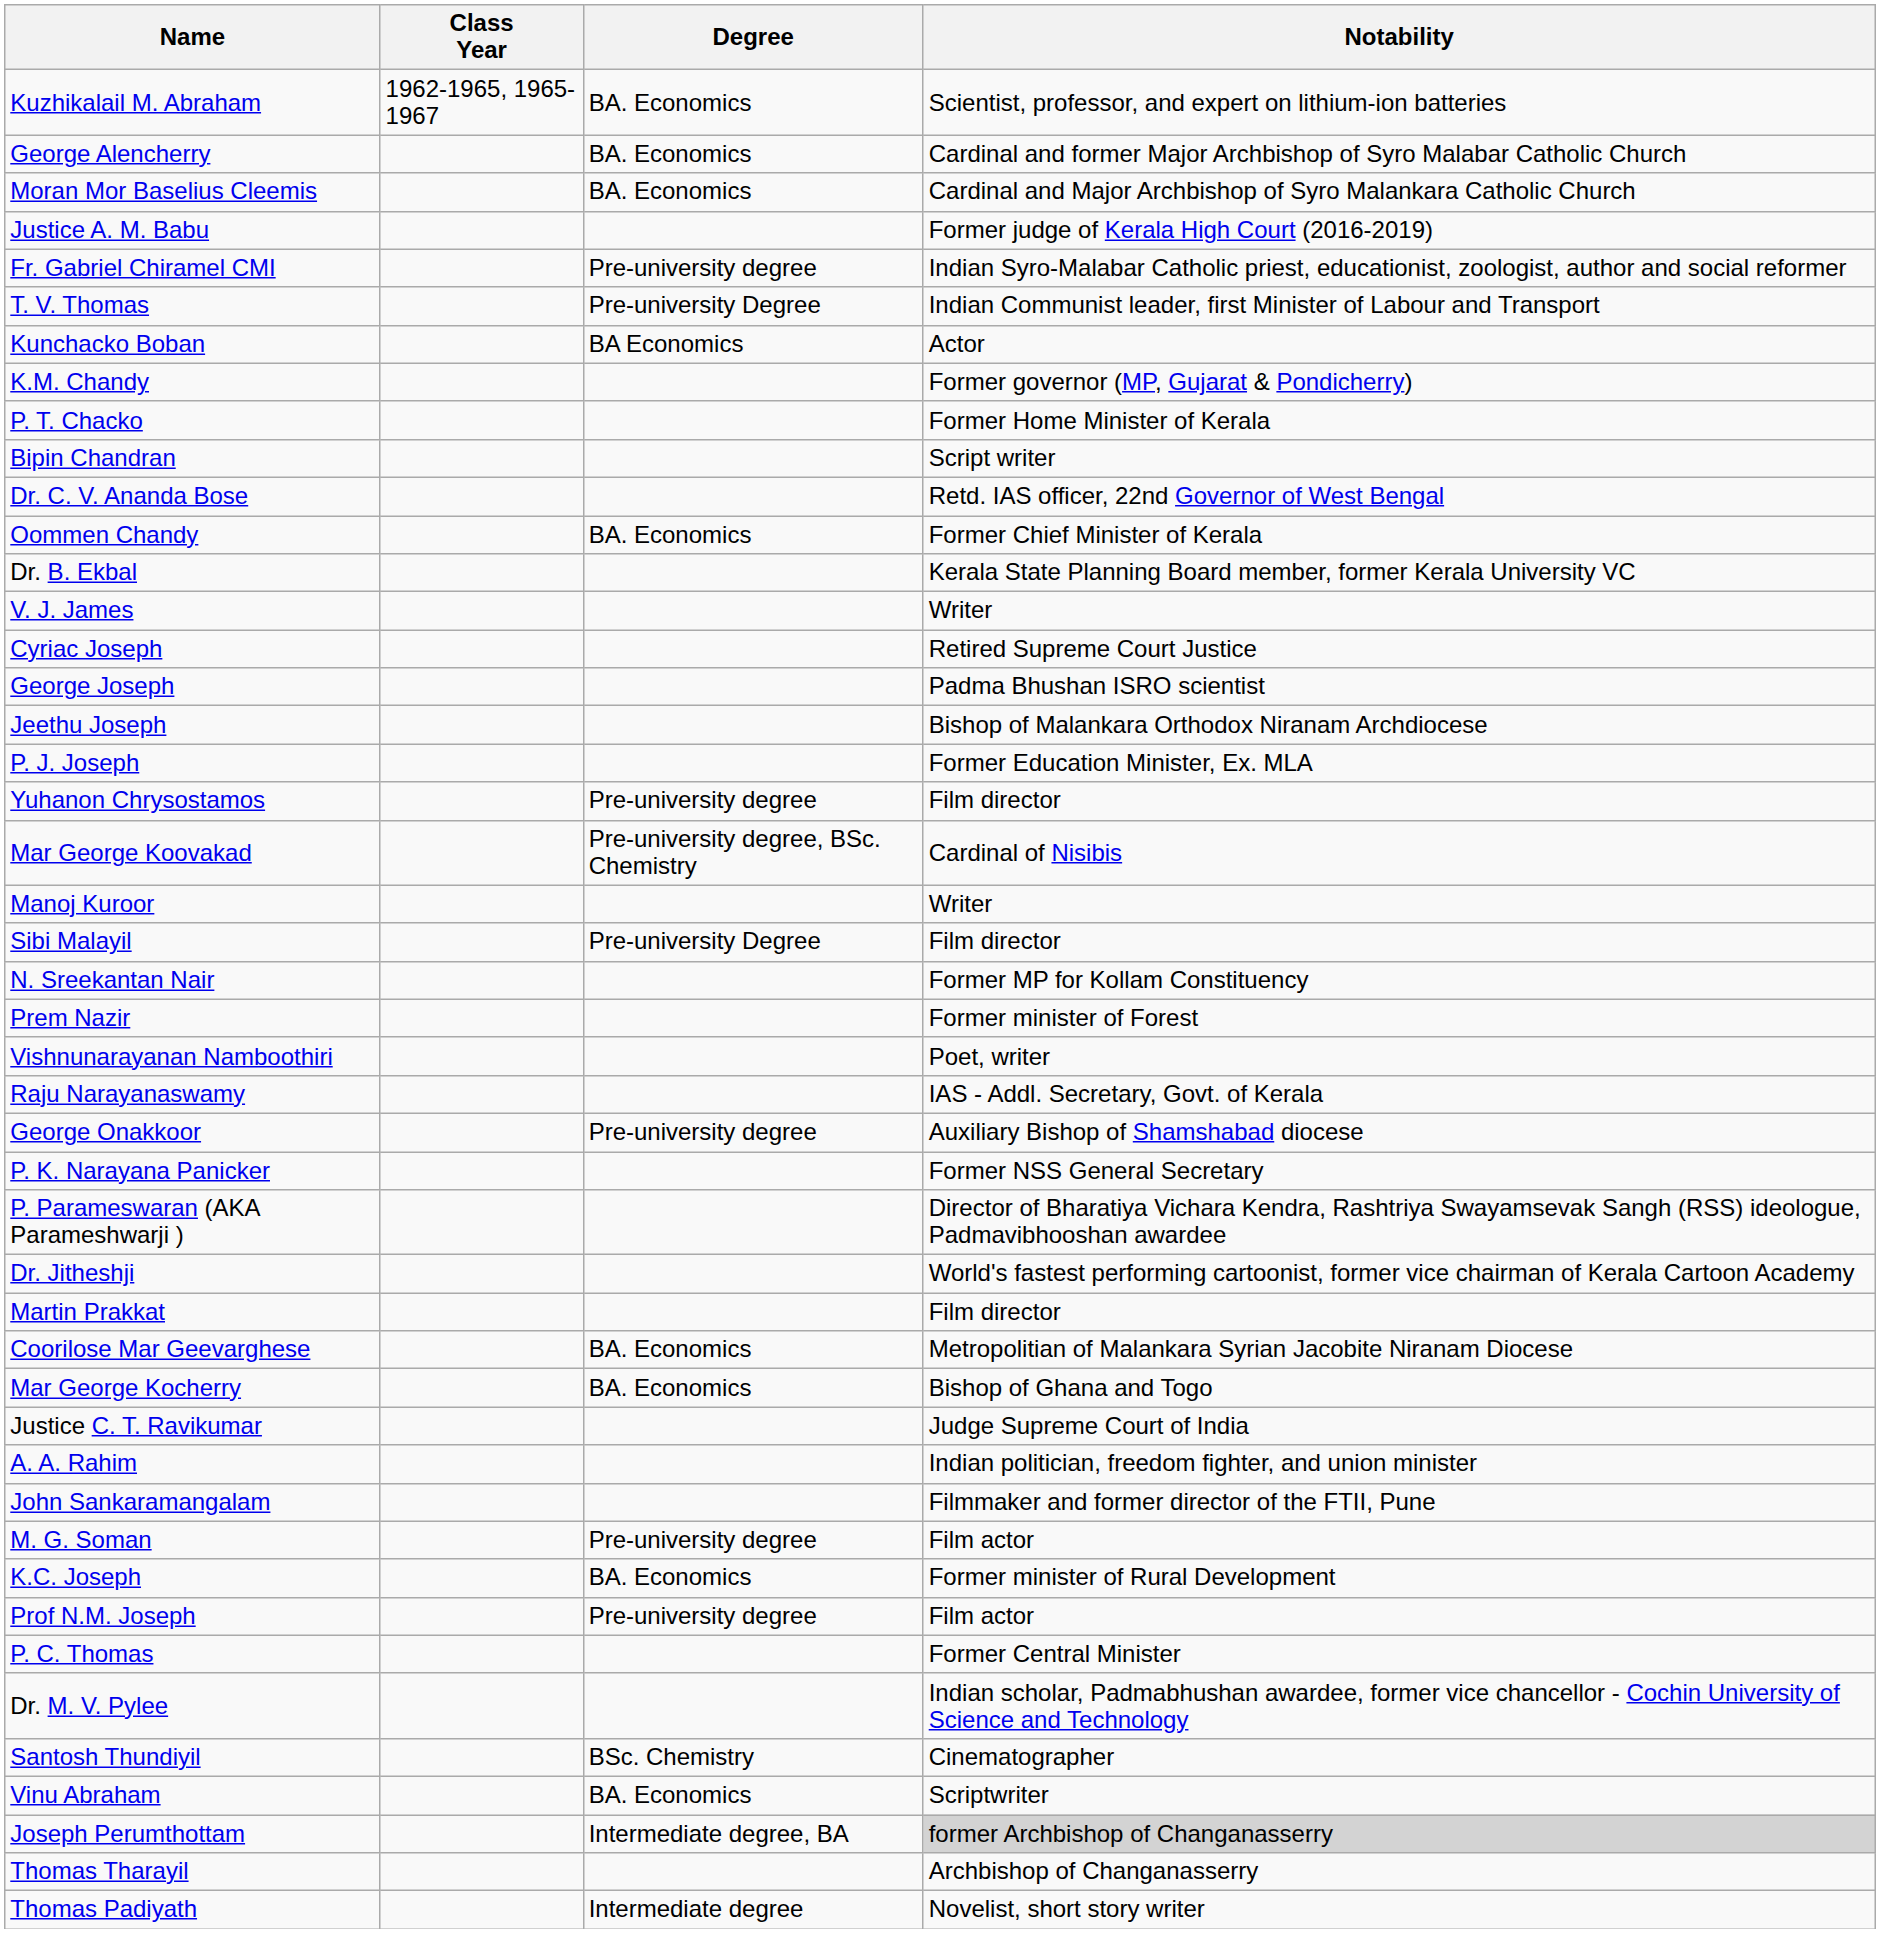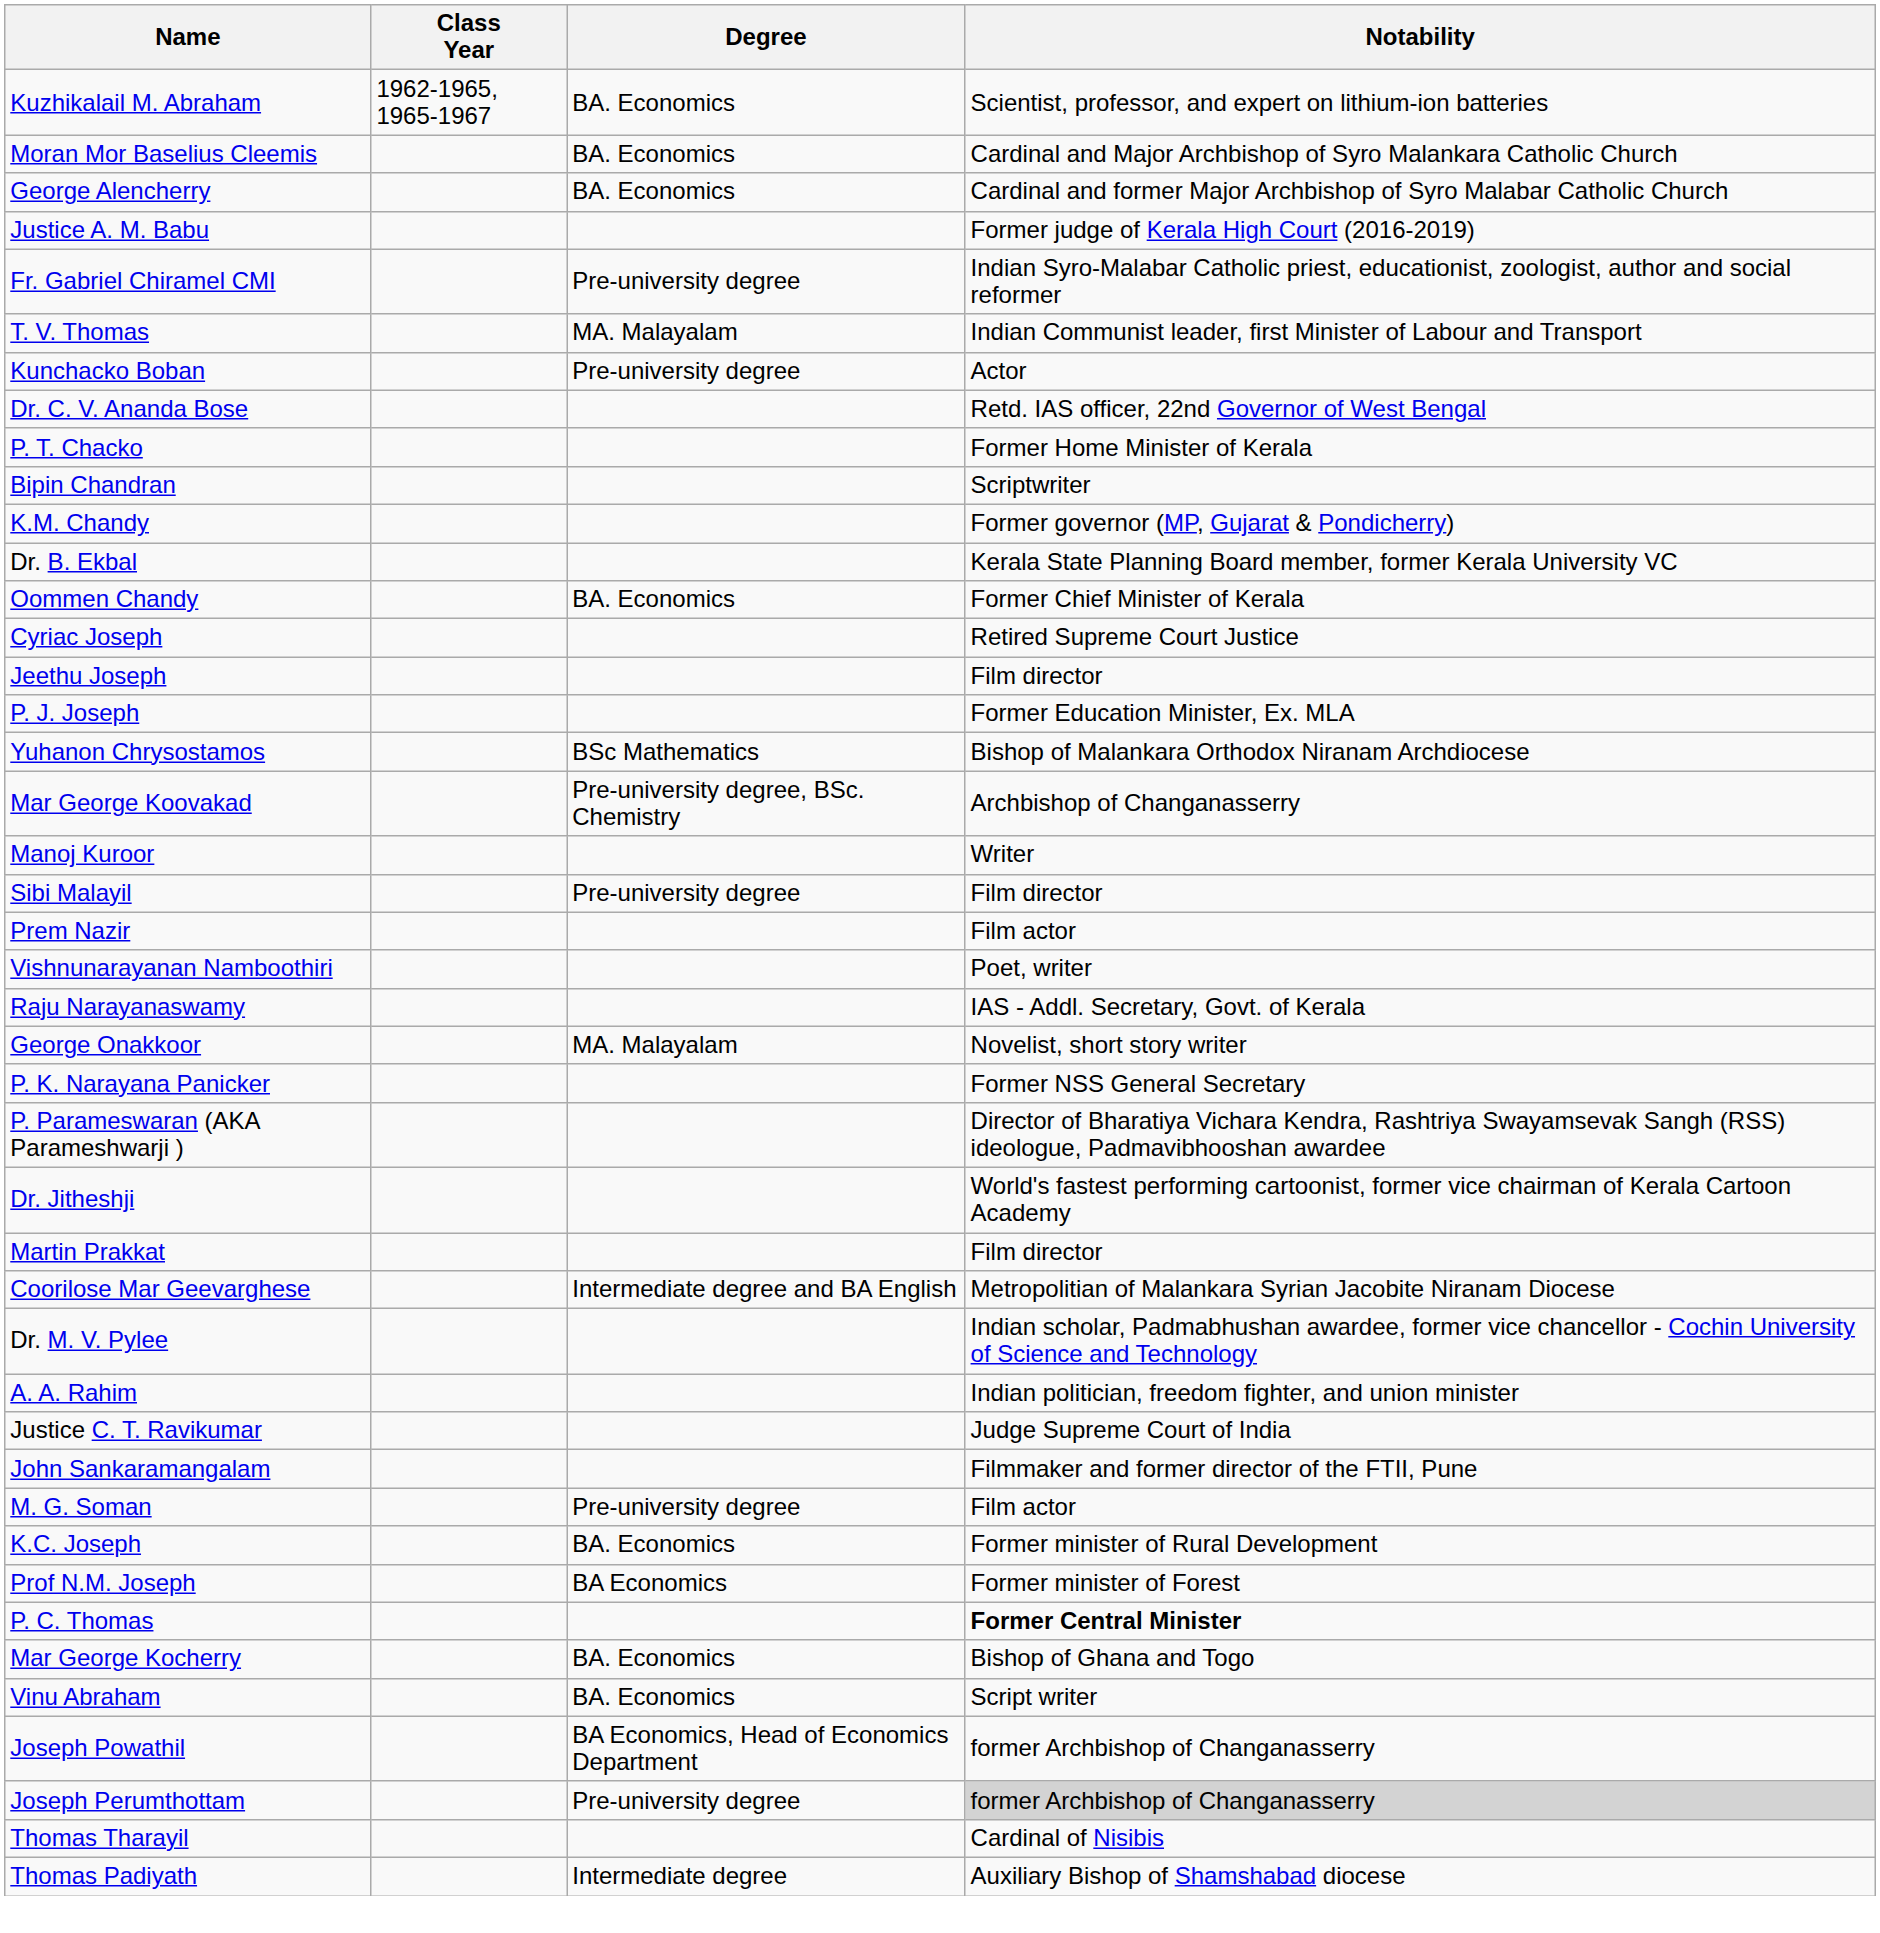rows swapped: (110, 153) <-> (164, 191)
(705, 305) Pre-university Degree -> (655, 332) MA. Malayalam
(666, 343) BA Economics -> (686, 370) Pre-university degree
rows swapped: (129, 496) <-> (80, 382)
(992, 458) Script writer -> (1031, 485) Scriptwriter
rows swapped: (104, 534) <-> (74, 572)
- row: (72, 610)
- row: (92, 686)
(1208, 724) Bishop of Malankara Orthodox Niranam Archdiocese -> (1037, 675) Film director
(703, 800) Pre-university degree -> (666, 751) BSc Mathematics
(995, 800) Film director -> (1250, 751) Bishop of Malankara Orthodox Niranam Archdiocese
(1025, 852) Cardinal of Nisibis -> (1135, 803) Archbishop of Changanasserry
(705, 941) Pre-university Degree -> (686, 892) Pre-university degree
- row: (112, 979)
(1063, 1018) Former minister of Forest -> (1023, 930) Film actor
(703, 1132) Pre-university degree -> (655, 1045) MA. Malayalam
(1146, 1132) Auxiliary Bishop of Shamshabad diocese -> (1109, 1045) Novelist, short story writer
(670, 1349) BA. Economics -> (764, 1289) Intermediate degree and BA English
rows swapped: (89, 1705) <-> (126, 1387)
rows swapped: (74, 1463) <-> (136, 1425)
(703, 1615) Pre-university degree -> (650, 1582) BA Economics
(981, 1615) Film actor -> (1105, 1582) Former minister of Forest
(1055, 1654) normal -> (1106, 1620) bold
- row: (105, 1757)
(989, 1795) Scriptwriter -> (1034, 1696) Script writer
+ row: (98, 1748)
(719, 1833) Intermediate degree, BA -> (686, 1800) Pre-university degree
(1093, 1871) Archbishop of Changanasserry -> (1067, 1838) Cardinal of Nisibis
(1067, 1909) Novelist, short story writer -> (1188, 1876) Auxiliary Bishop of Shamshabad diocese
